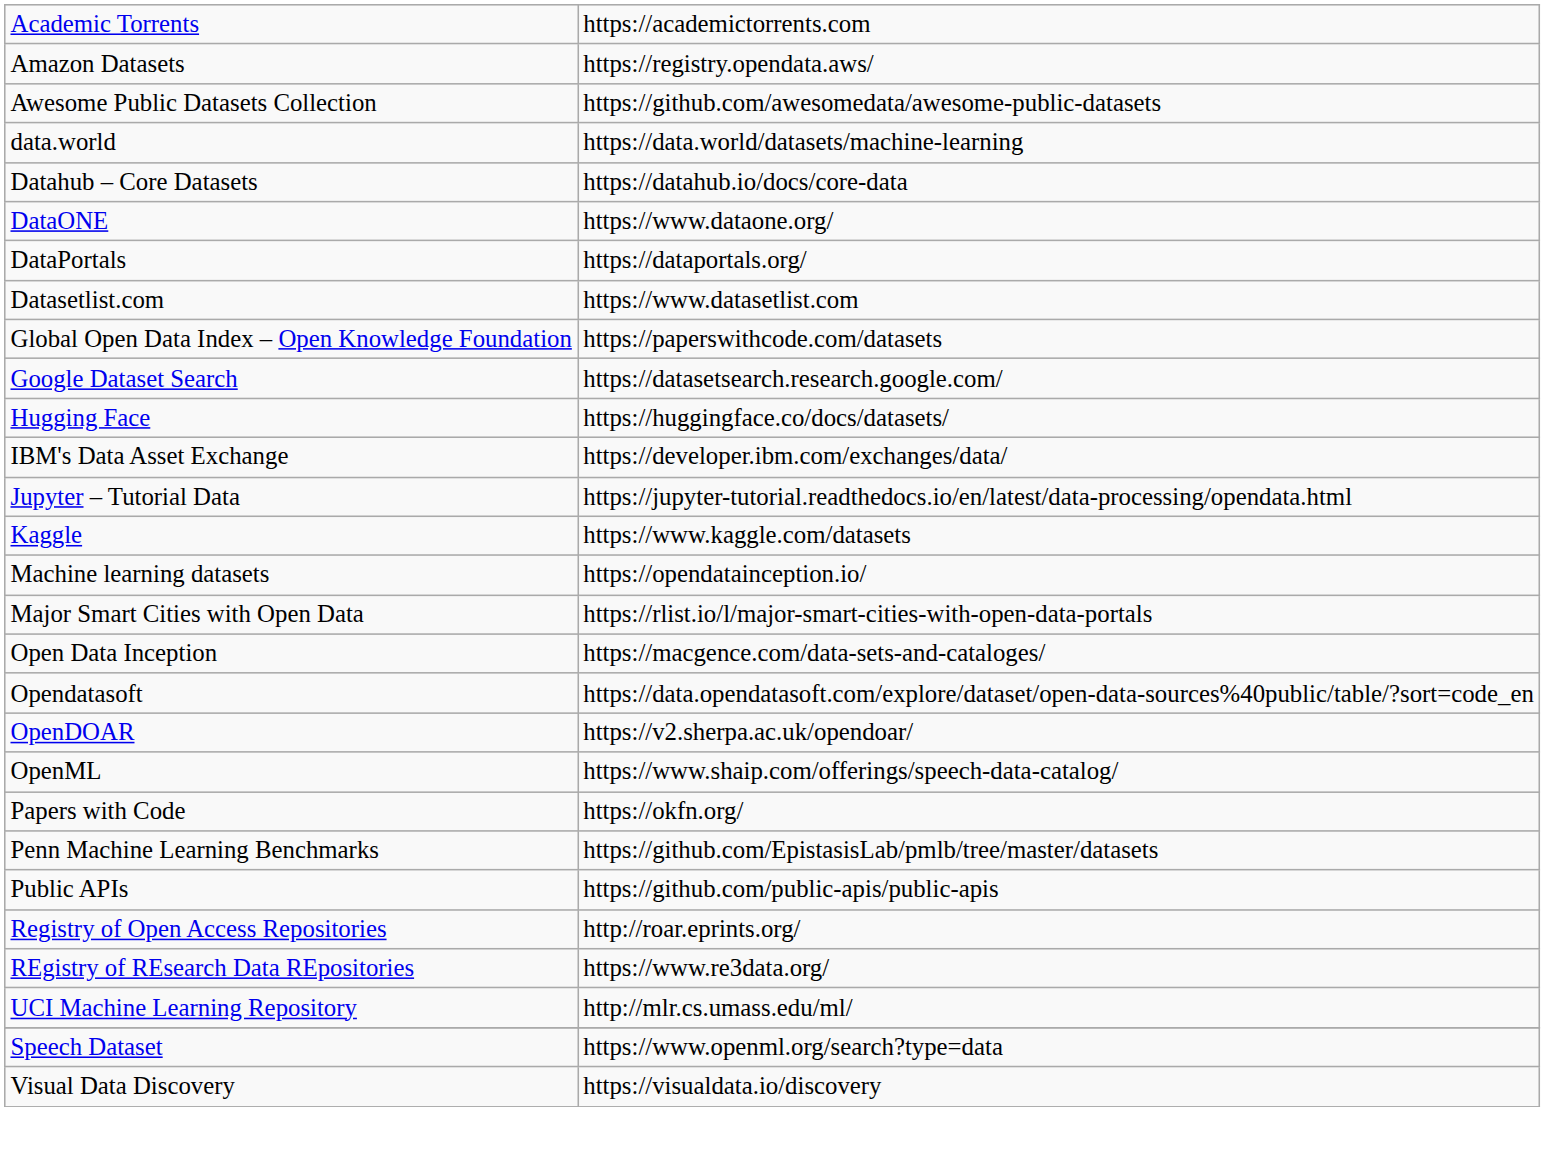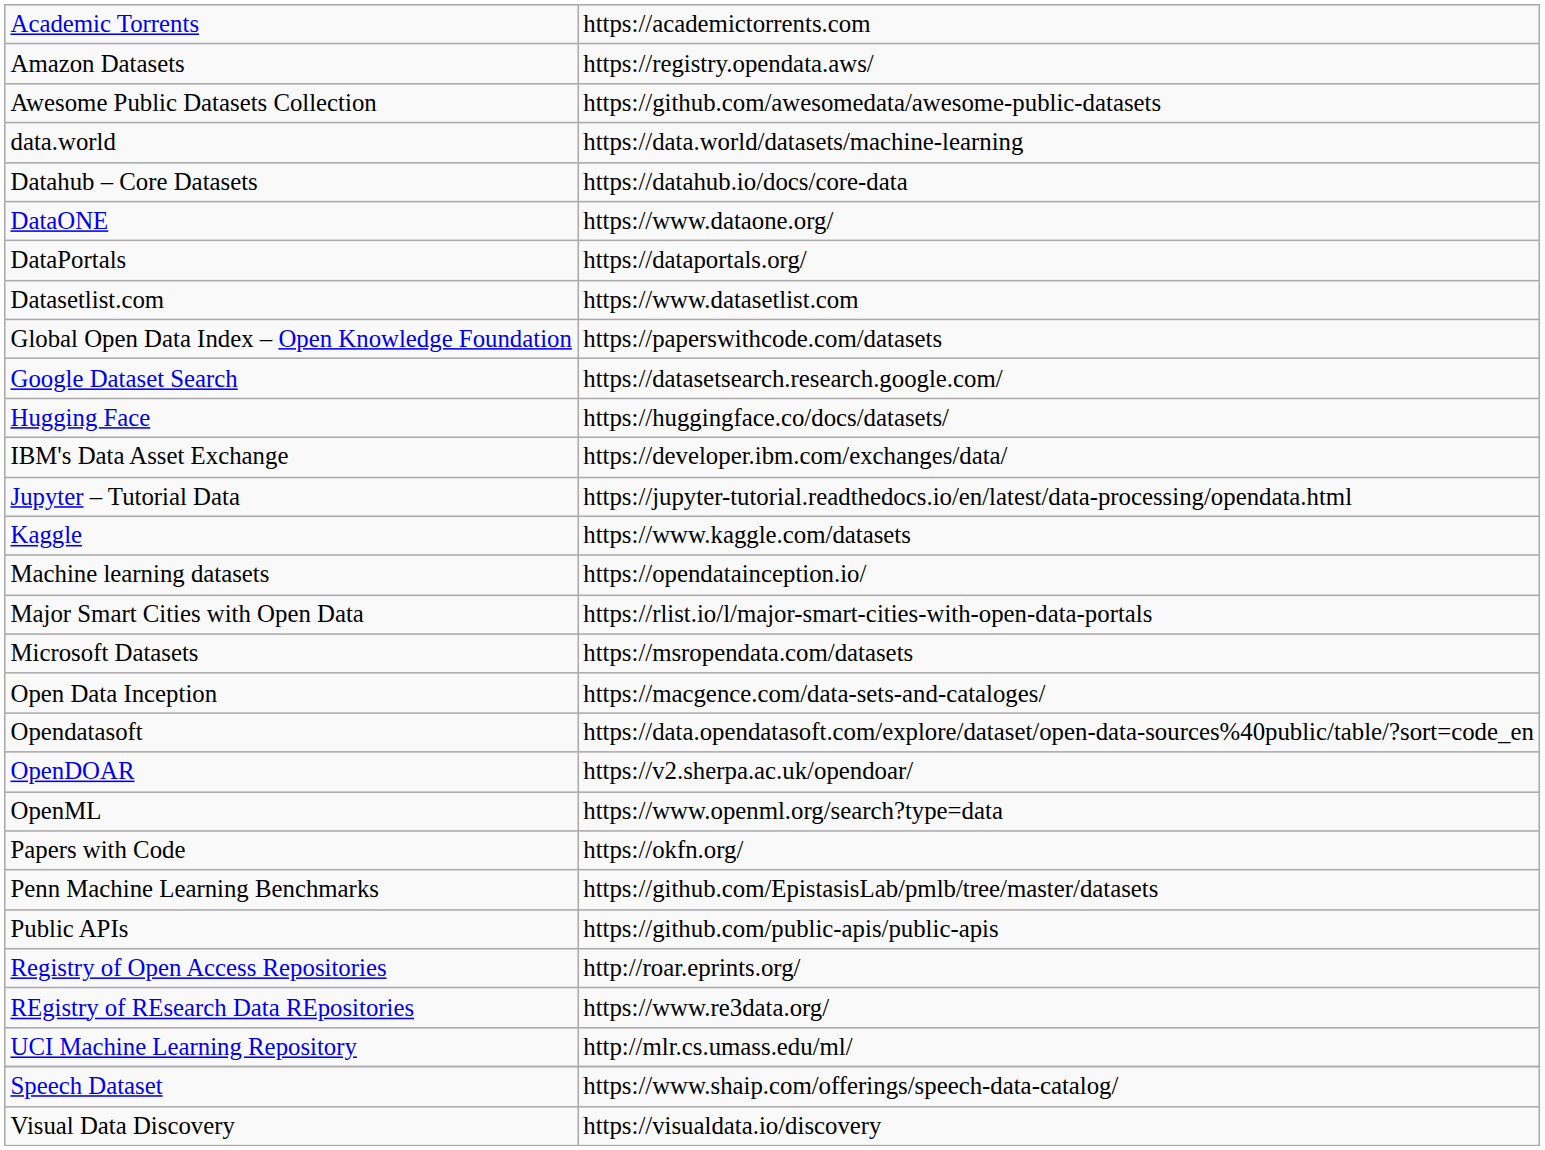+ row: (105, 653)
(851, 771) https://www.shaip.com/offerings/speech-data-catalog/ -> (793, 810) https://www.openml.org/search?type=data
(793, 1046) https://www.openml.org/search?type=data -> (851, 1086) https://www.shaip.com/offerings/speech-data-catalog/
